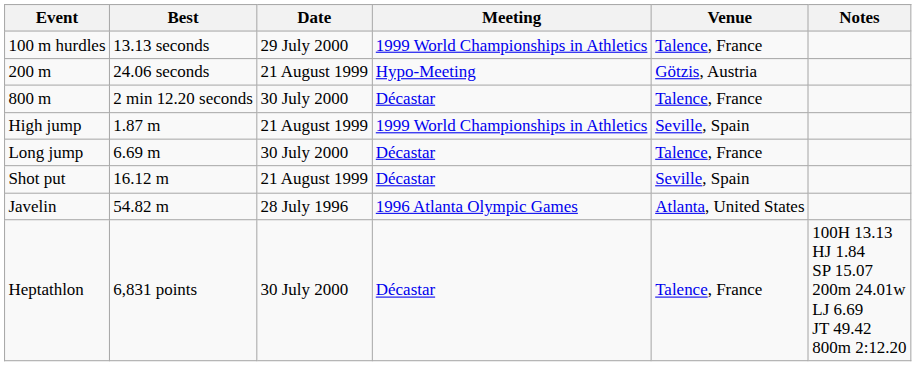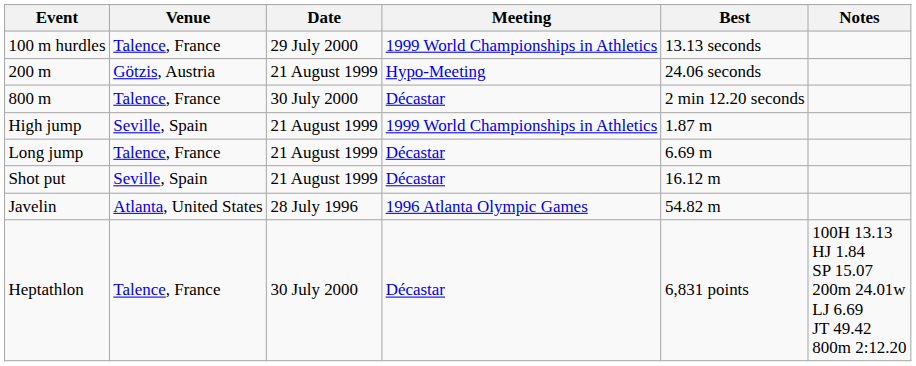columns swapped: (183, 17) <-> (730, 17)
(304, 152) 30 July 2000 -> (324, 152) 21 August 1999
